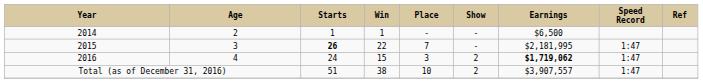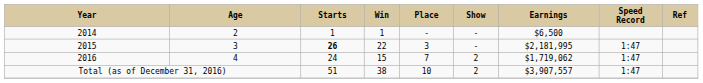(427, 46) 7 -> (427, 46) 3
(427, 59) 3 -> (427, 59) 7
(549, 59) bold -> (549, 59) normal
